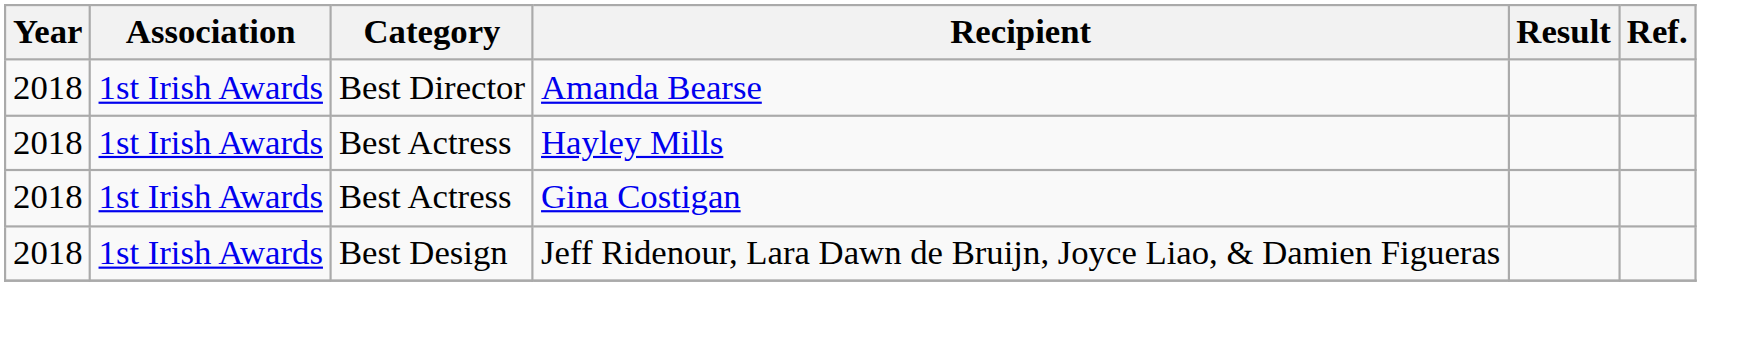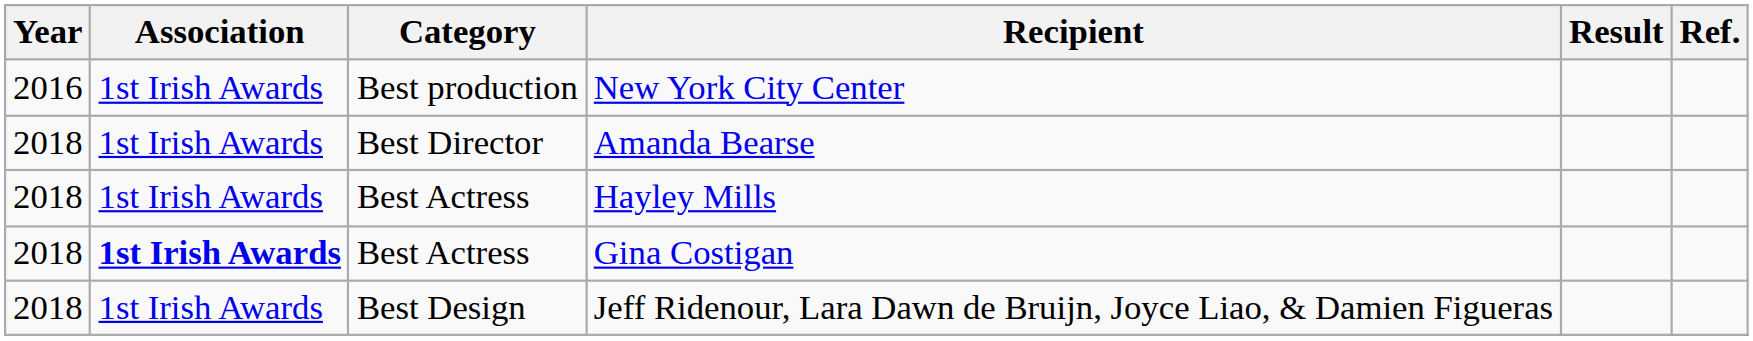+ row: (749, 87)
(211, 197) normal -> (220, 252) bold
